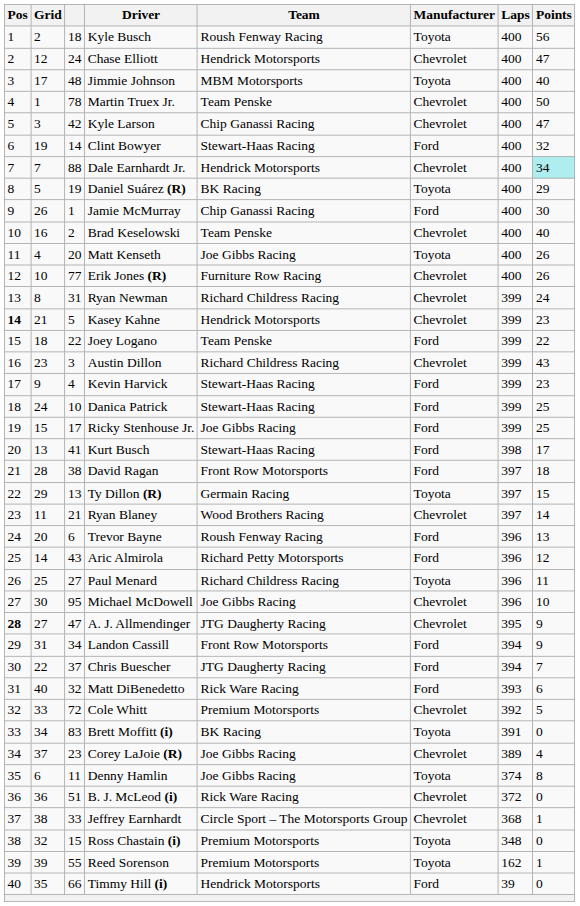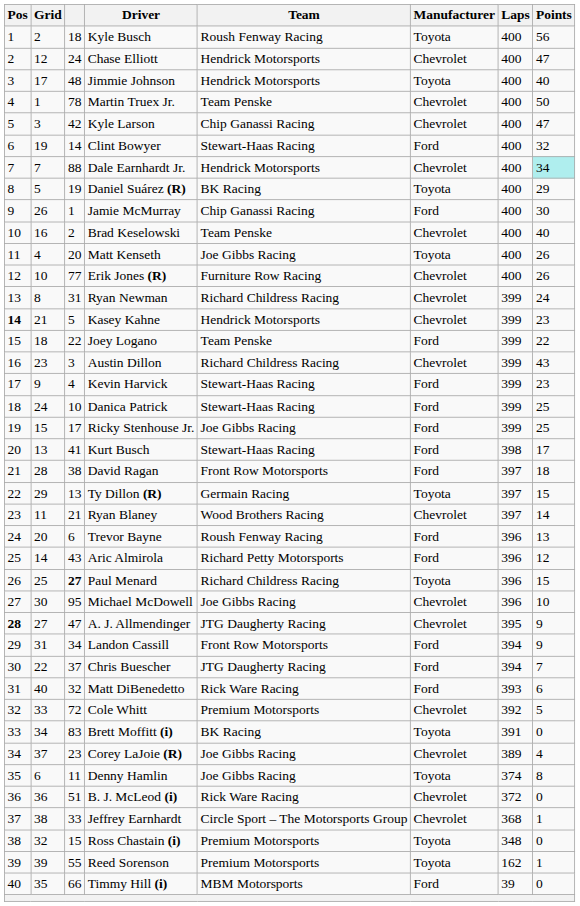(252, 80) MBM Motorsports -> (260, 80) Hendrick Motorsports
(75, 579) normal -> (75, 579) bold
(542, 579) 11 -> (543, 579) 15
(260, 883) Hendrick Motorsports -> (252, 883) MBM Motorsports
